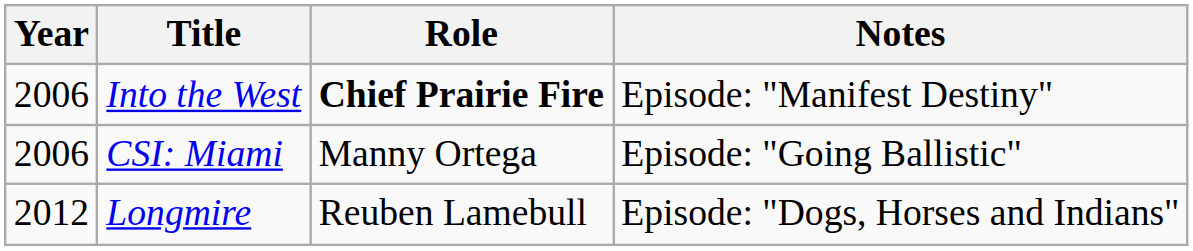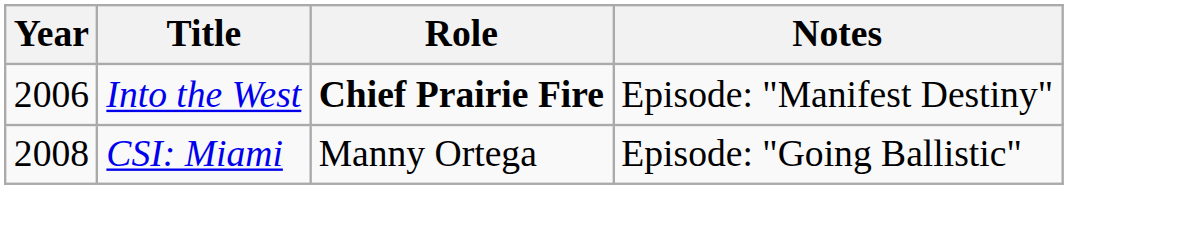(51, 153) 2006 -> (51, 153) 2008
- row: (179, 213)
